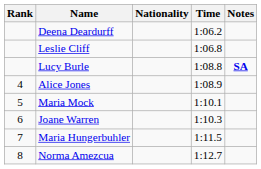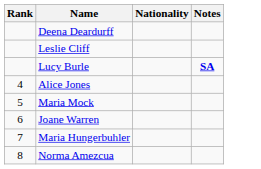- column: (208, 13)
